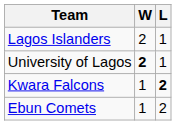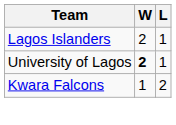(163, 85) bold -> (163, 85) normal
- row: (52, 108)
